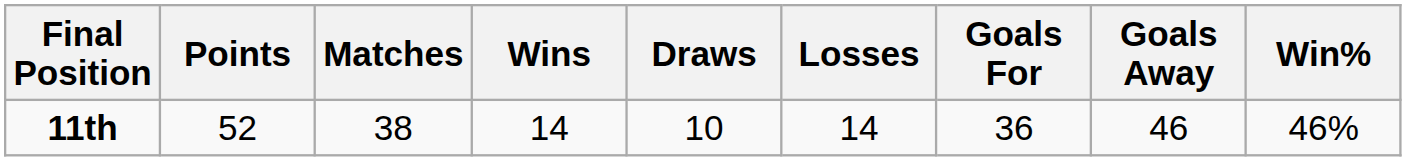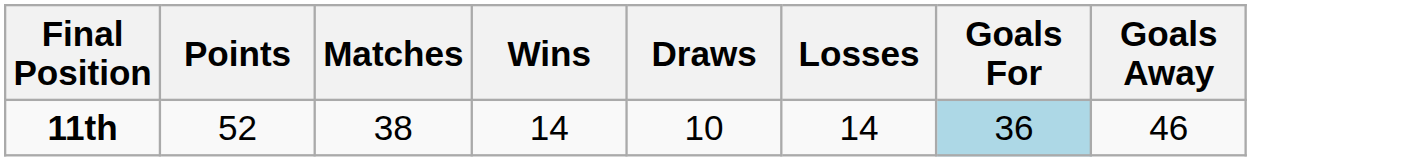- column: (1324, 53)
(1014, 128) no background -> (1014, 128) lightblue background
